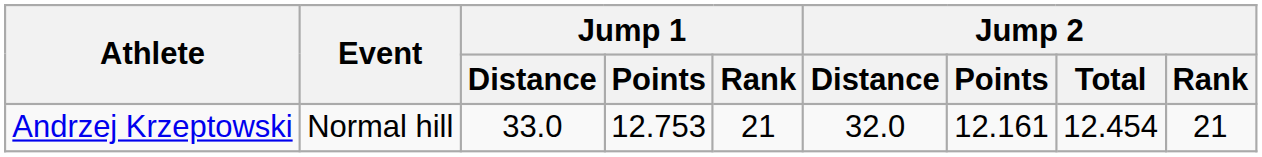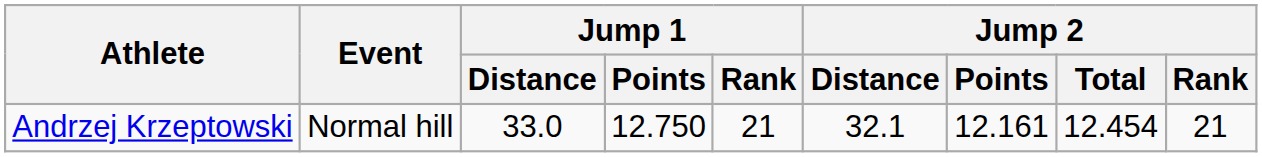(659, 128) 12.753 -> (659, 128) 12.750
(875, 128) 32.0 -> (875, 128) 32.1
